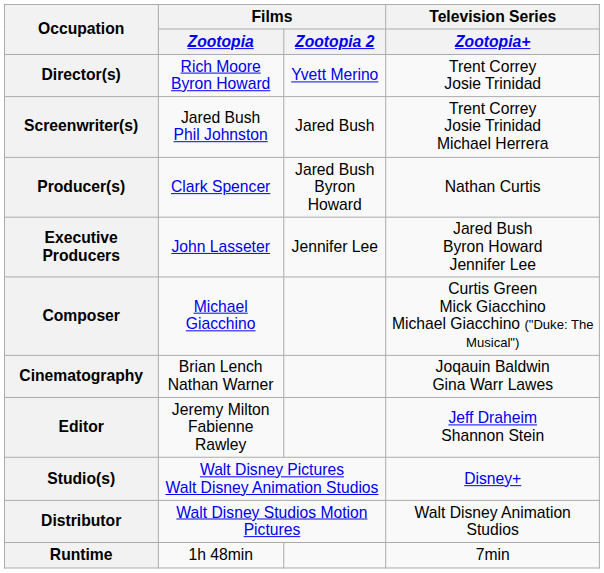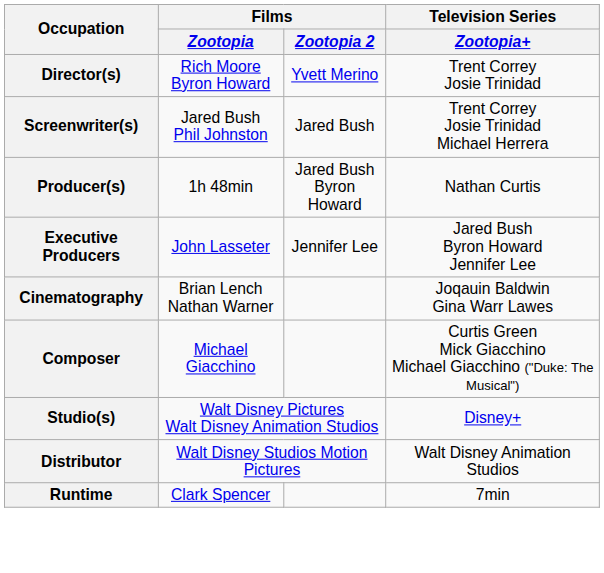(221, 186) Clark Spencer -> (221, 186) 1h 48min
rows swapped: (81, 316) <-> (81, 376)
- row: (81, 427)
(221, 555) 1h 48min -> (221, 494) Clark Spencer
